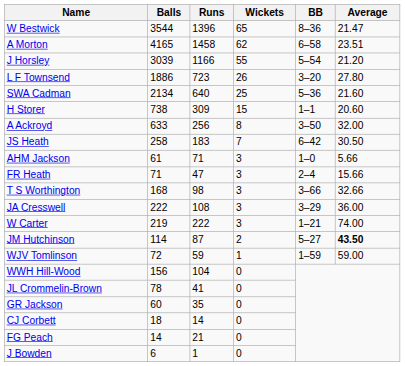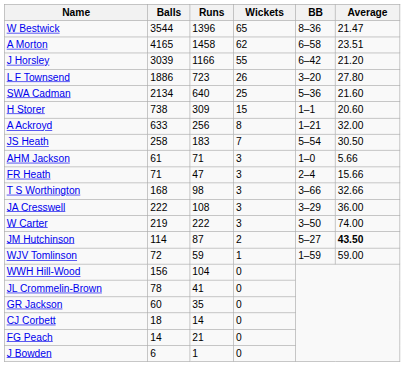(310, 61) 5–54 -> (310, 61) 6–42
(310, 126) 3–50 -> (310, 126) 1–21
(310, 142) 6–42 -> (310, 142) 5–54
(310, 223) 1–21 -> (310, 223) 3–50
